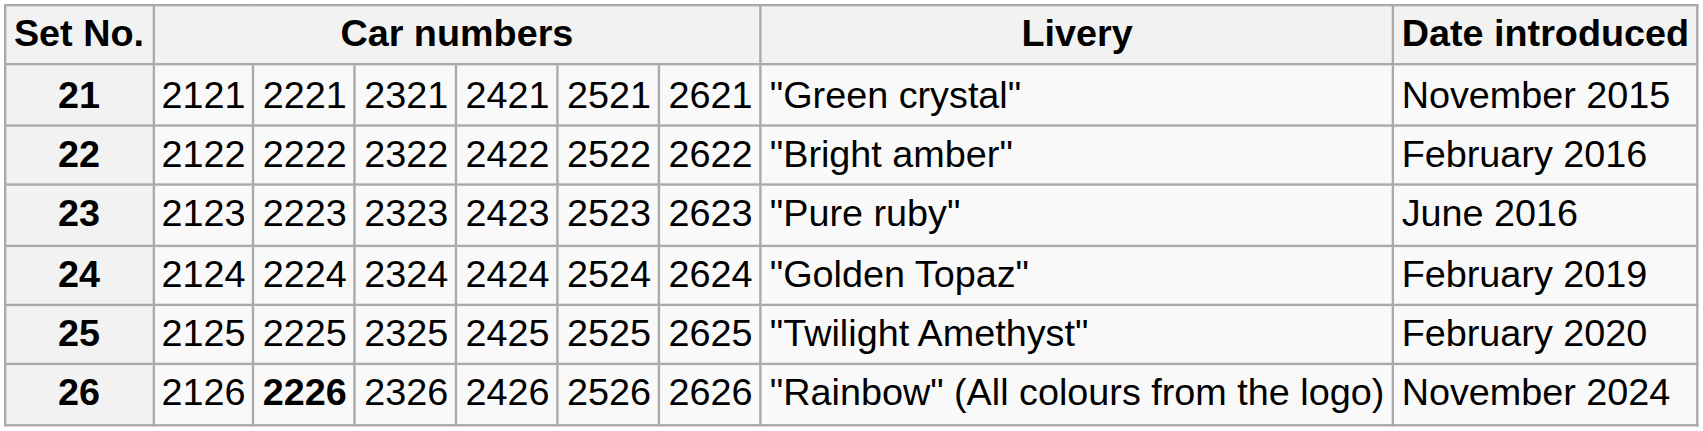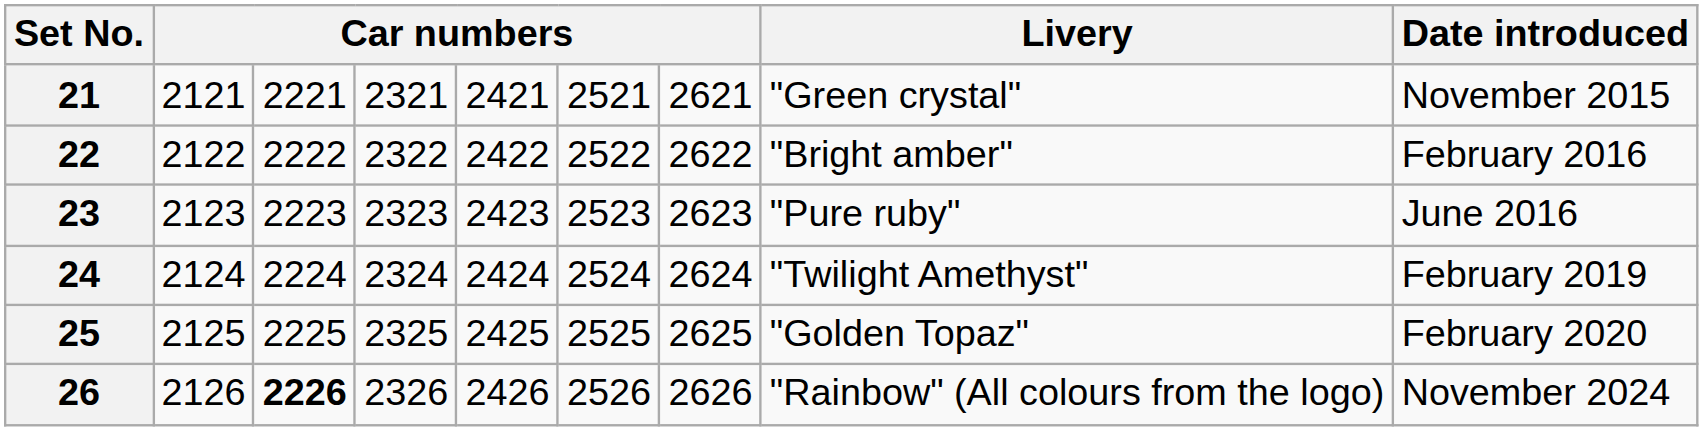(899, 273) "Golden Topaz" -> (929, 273) "Twilight Amethyst"
(929, 333) "Twilight Amethyst" -> (899, 333) "Golden Topaz"
